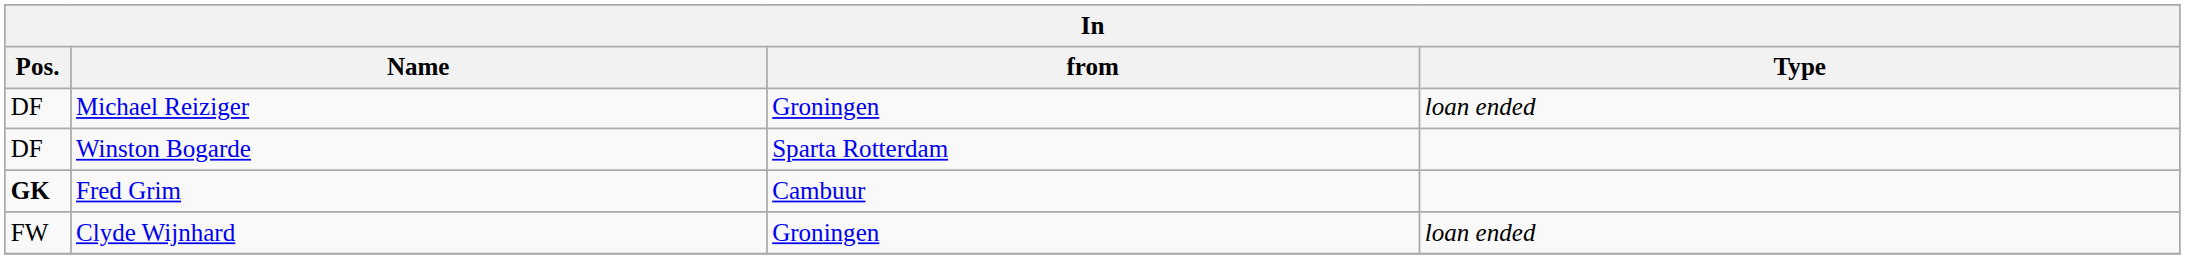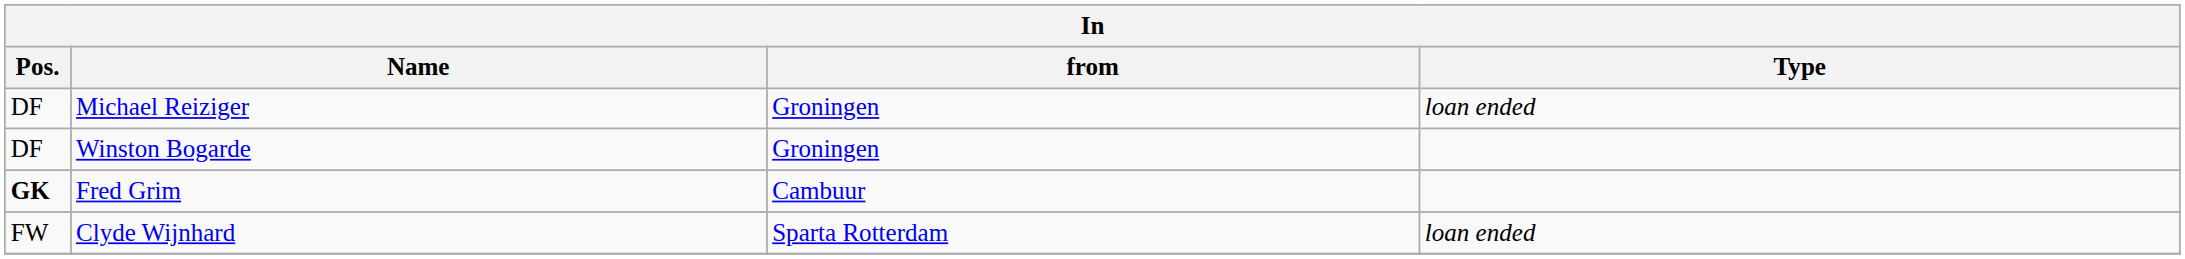(860, 149) Sparta Rotterdam -> (826, 149) Groningen
(826, 232) Groningen -> (860, 232) Sparta Rotterdam
